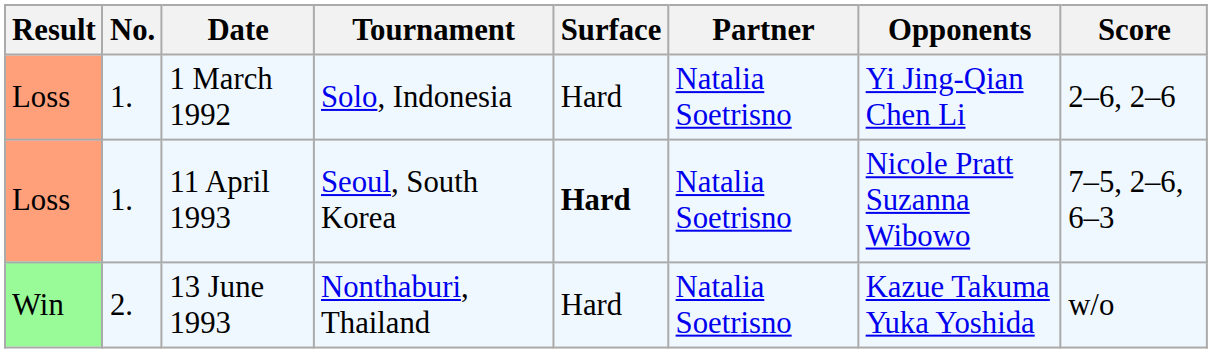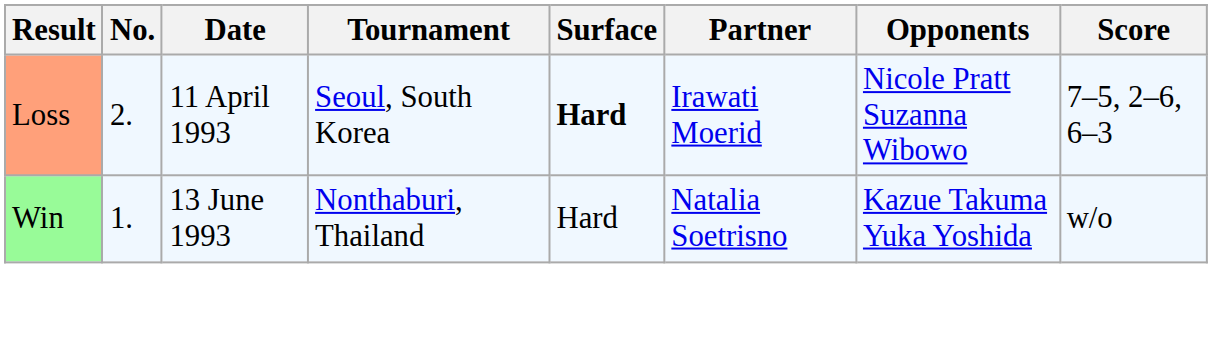- row: (221, 96)
(122, 199) 1. -> (122, 114) 2.
(734, 199) Natalia Soetrisno -> (717, 114) Irawati Moerid
(122, 303) 2. -> (122, 217) 1.
